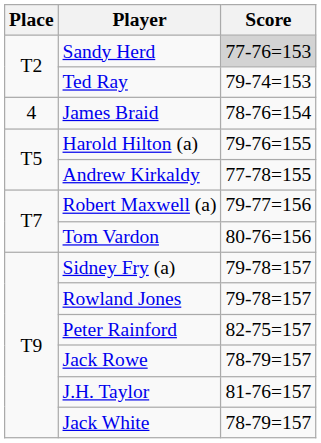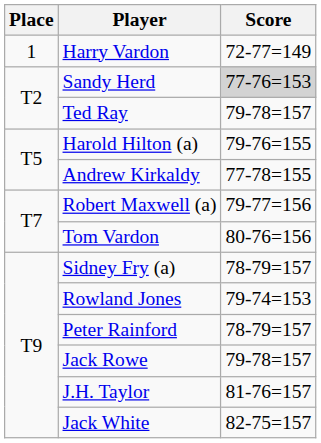+ row: (116, 50)
(268, 81) 79-74=153 -> (268, 112) 79-78=157
- row: (111, 112)
(268, 267) 79-78=157 -> (268, 267) 78-79=157
(268, 298) 79-78=157 -> (268, 298) 79-74=153
(268, 329) 82-75=157 -> (268, 329) 78-79=157
(268, 360) 78-79=157 -> (268, 360) 79-78=157
(268, 422) 78-79=157 -> (268, 422) 82-75=157
